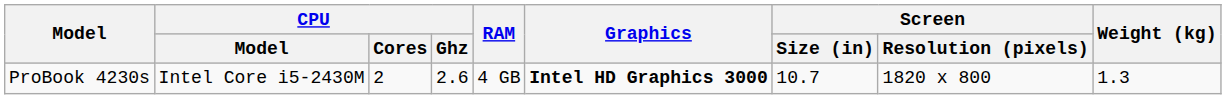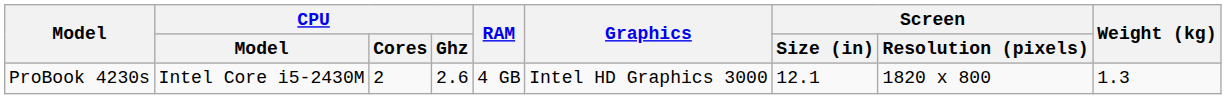(648, 78) bold -> (648, 78) normal
(798, 78) 10.7 -> (798, 78) 12.1
